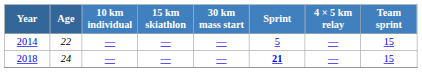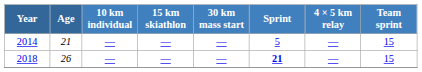(66, 42) 22 -> (66, 42) 21
(66, 59) 24 -> (66, 59) 26
